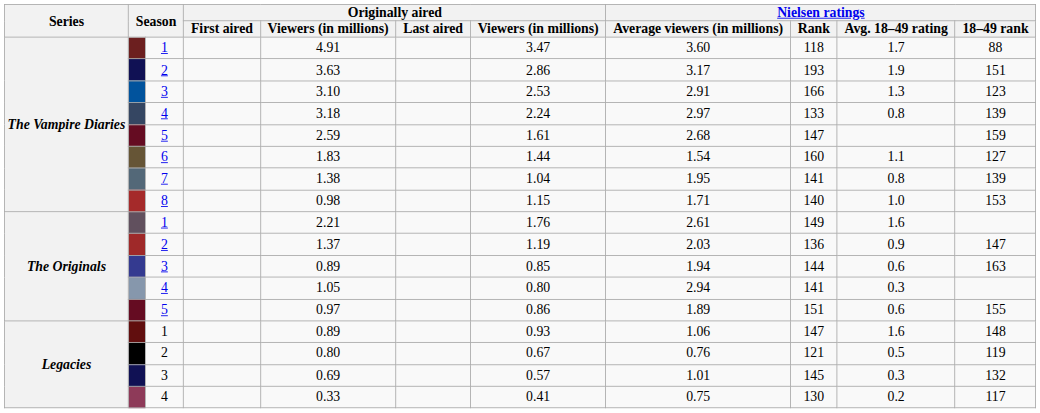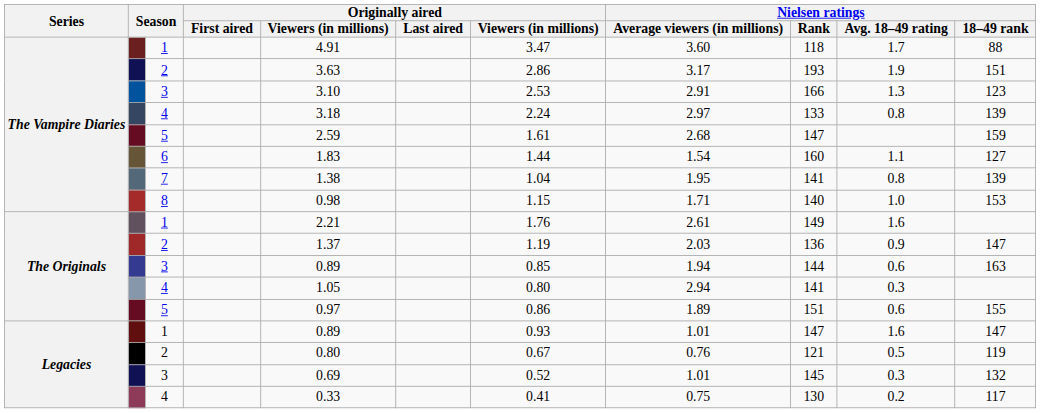(698, 331) 1.06 -> (698, 331) 1.01
(995, 331) 148 -> (995, 331) 147
(538, 375) 0.57 -> (538, 375) 0.52
